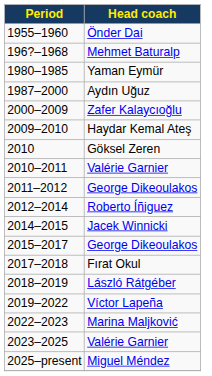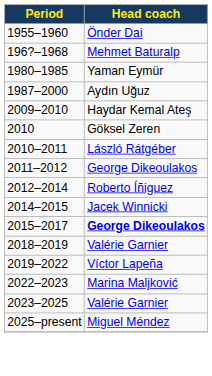- row: (38, 110)
(128, 168) Valérie Garnier -> (131, 149) László Rátgéber
(142, 245) normal -> (146, 226) bold
- row: (38, 264)
(131, 284) László Rátgéber -> (128, 245) Valérie Garnier
